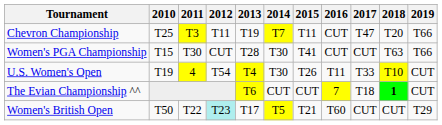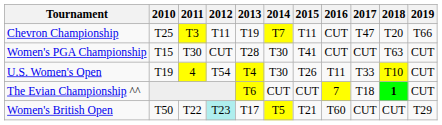(423, 52) T66 -> (423, 52) CUT
